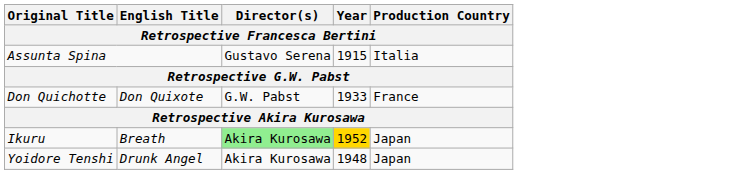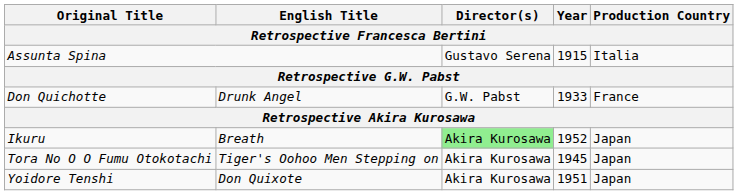(162, 97) Don Quixote -> (260, 97) Drunk Angel
(352, 138) gold background -> (572, 138) no background
+ row: (110, 159)
(162, 159) Drunk Angel -> (260, 179) Don Quixote
(352, 159) 1948 -> (572, 179) 1951
